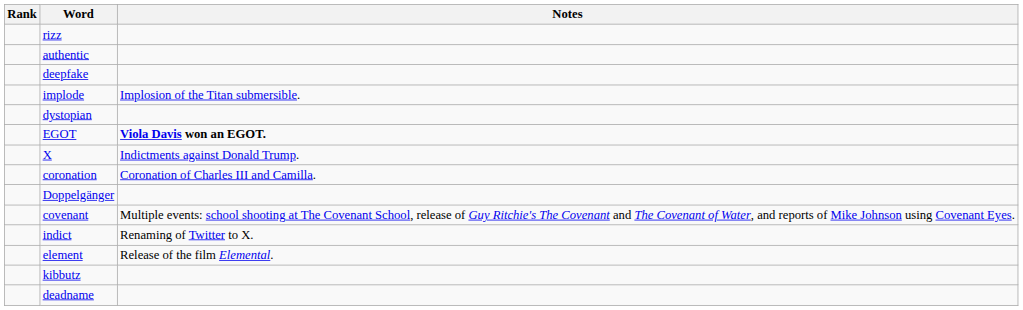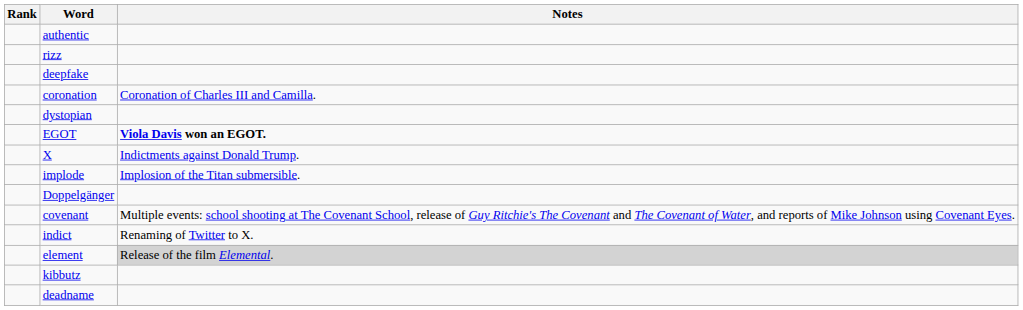rows swapped: (66, 54) <-> (52, 34)
rows swapped: (70, 174) <-> (63, 94)
(197, 255) no background -> (197, 255) lightgrey background
